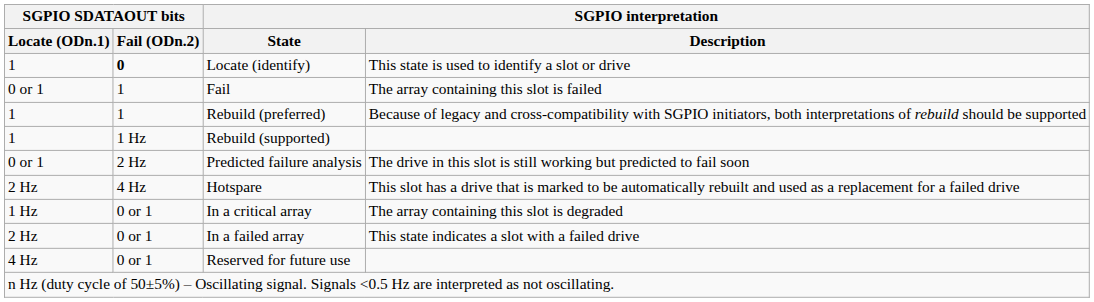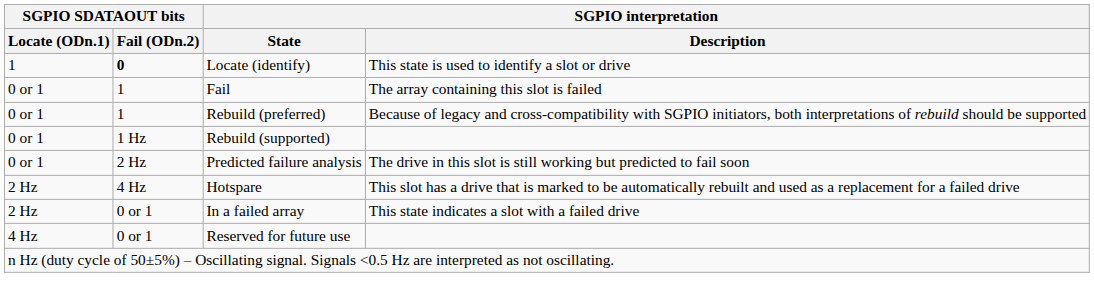(12, 114) 1 -> (26, 114) 0 or 1
(12, 138) 1 -> (26, 138) 0 or 1
- row: (259, 211)
